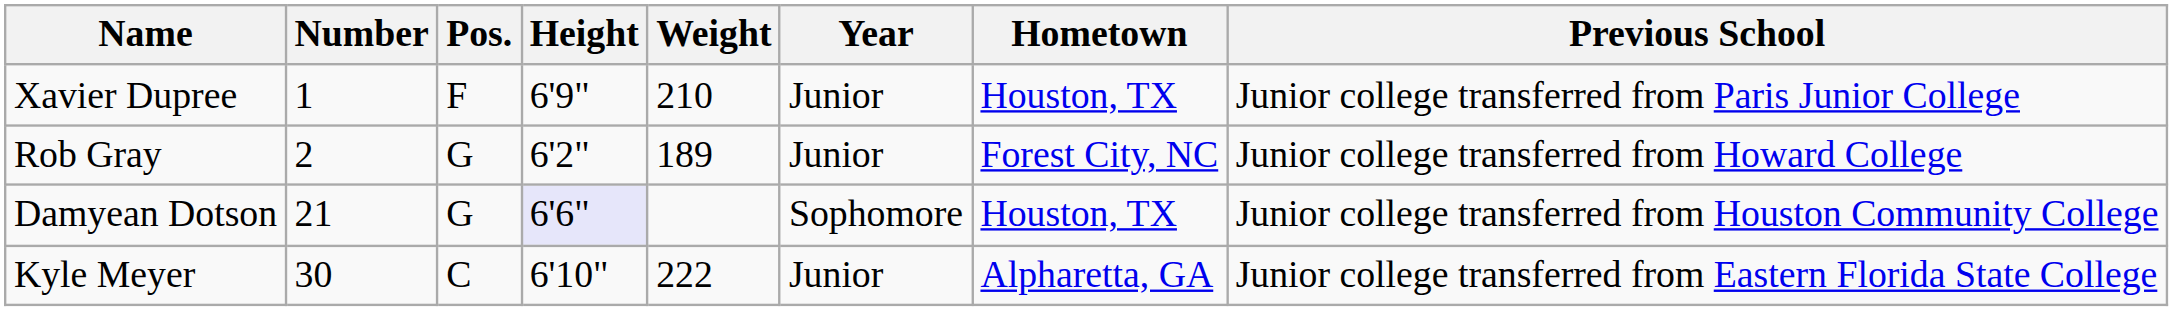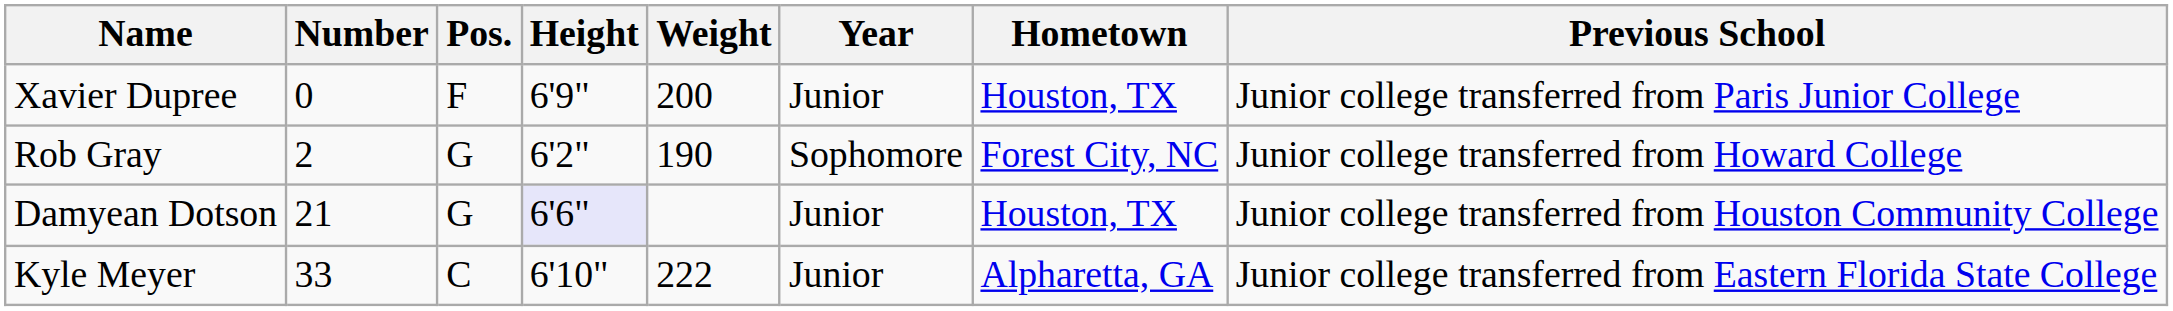(304, 94) 1 -> (304, 94) 0
(684, 94) 210 -> (684, 94) 200
(684, 154) 189 -> (684, 154) 190
(836, 154) Junior -> (876, 154) Sophomore
(876, 214) Sophomore -> (836, 214) Junior
(313, 273) 30 -> (313, 273) 33
